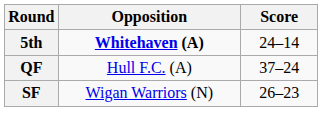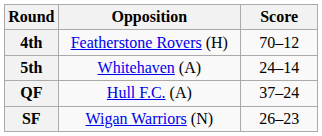+ row: (31, 42)
(149, 42) bold -> (149, 67) normal
